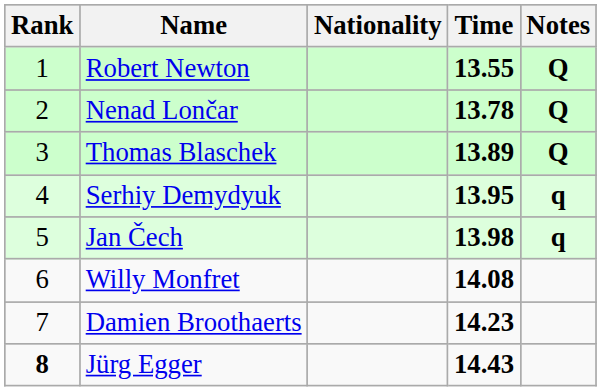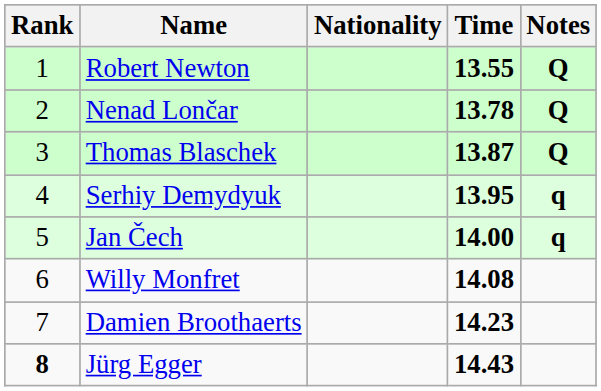(484, 152) 13.89 -> (484, 152) 13.87
(484, 237) 13.98 -> (484, 237) 14.00
